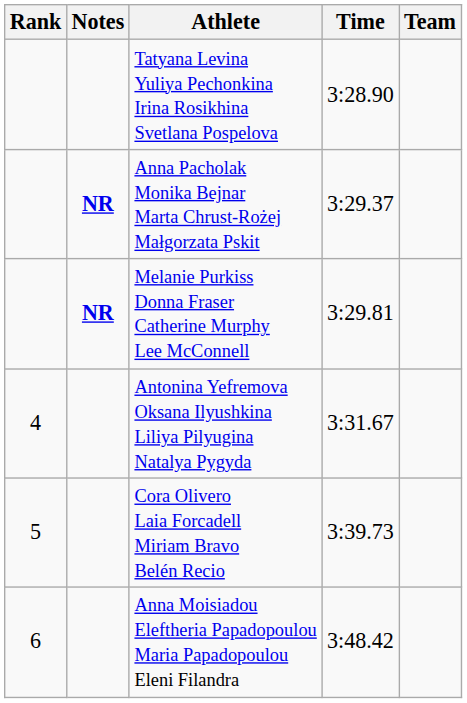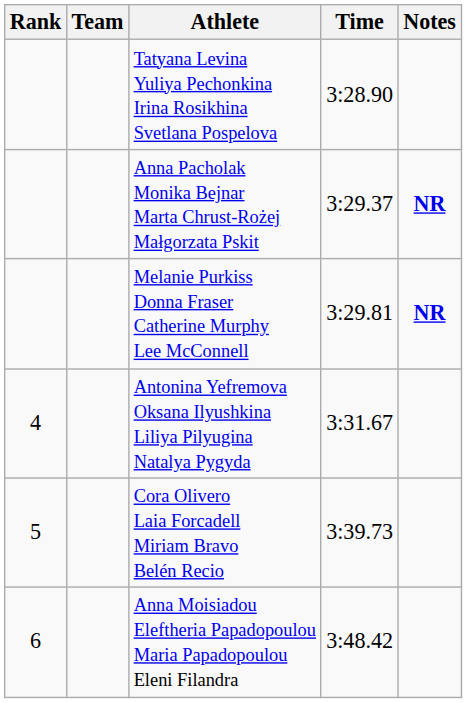columns swapped: (430, 22) <-> (98, 22)
